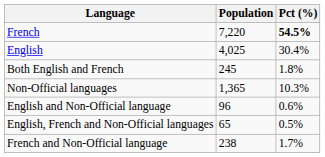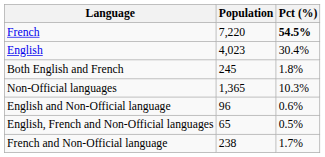(232, 50) 4,025 -> (232, 50) 4,023
